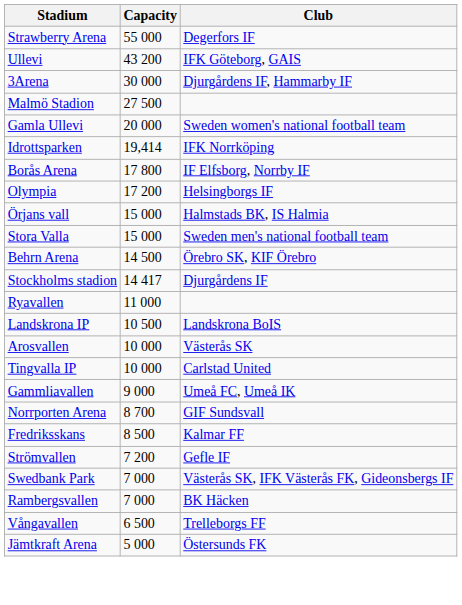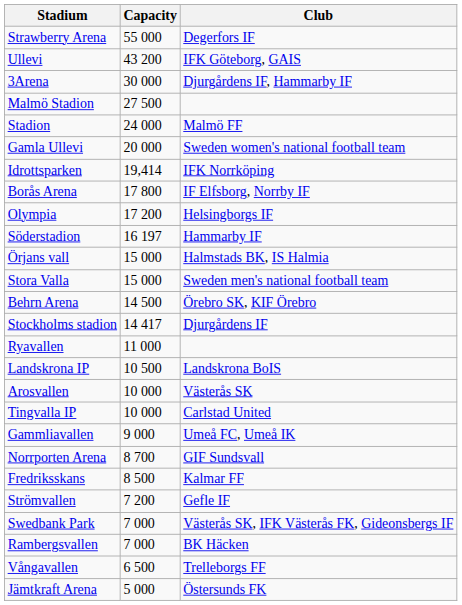+ row: (29, 125)
+ row: (44, 236)
